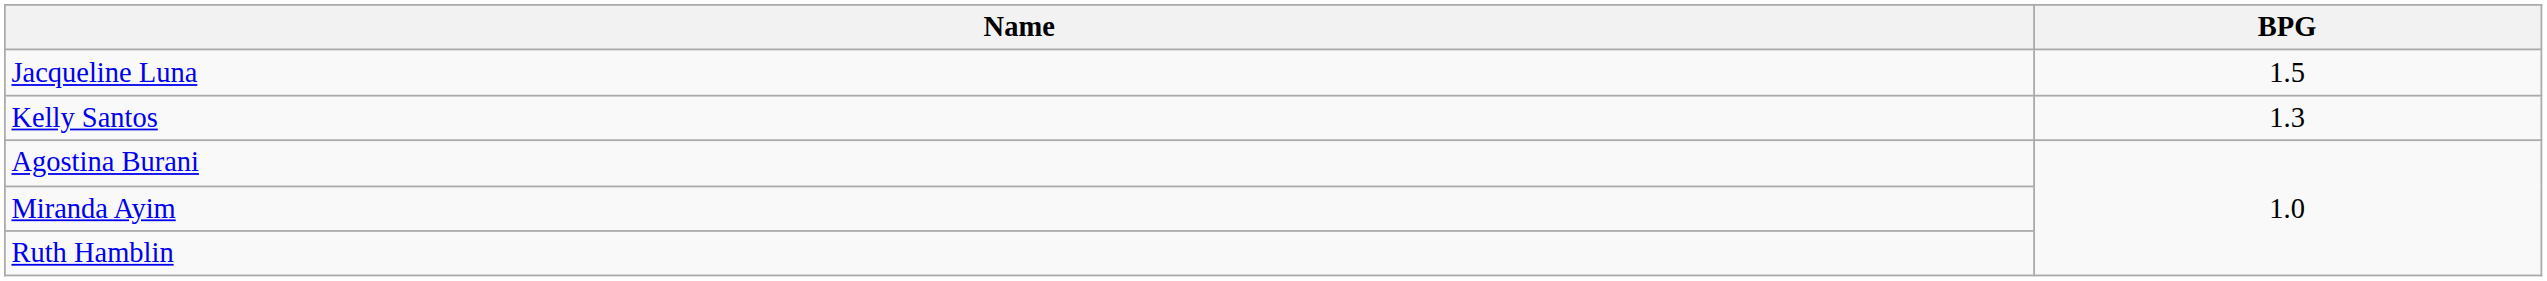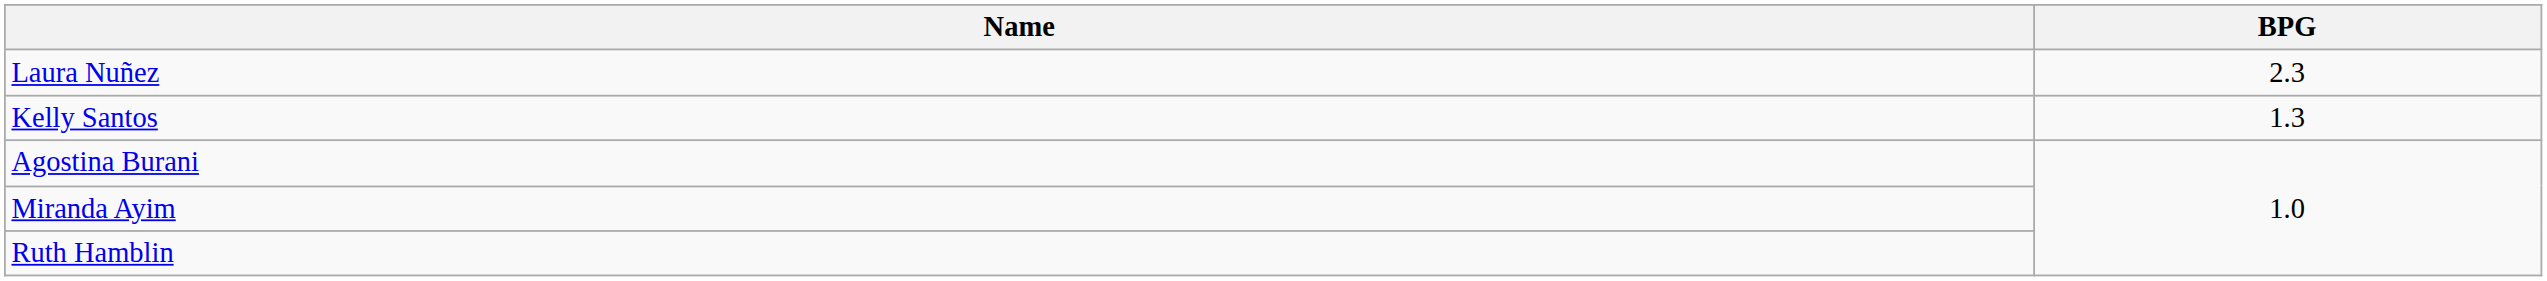+ row: (85, 72)
- row: (104, 72)
